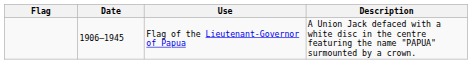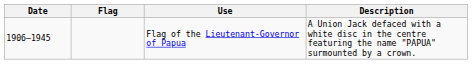columns swapped: (41, 11) <-> (111, 11)
